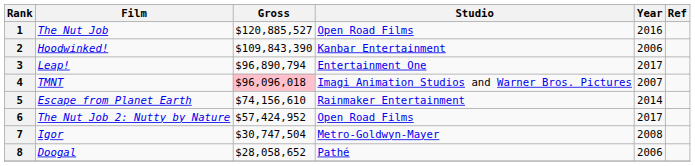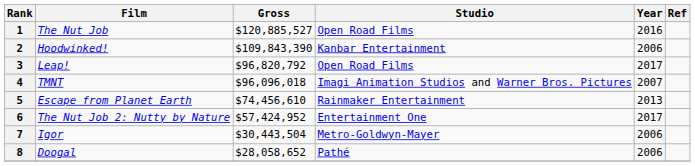(271, 65) $96,890,794 -> (271, 65) $96,820,792
(372, 65) Entertainment One -> (366, 65) Open Road Films
(271, 83) pink background -> (271, 83) no background
(271, 100) $74,156,610 -> (271, 100) $74,456,610
(650, 100) 2014 -> (650, 100) 2013
(366, 117) Open Road Films -> (372, 117) Entertainment One
(271, 135) $30,747,504 -> (271, 135) $30,443,504
(650, 135) 2008 -> (650, 135) 2006
